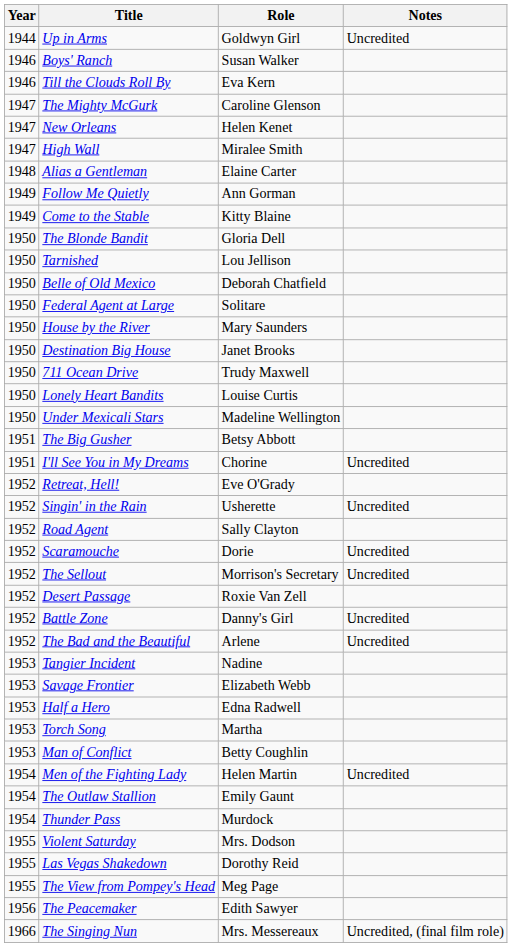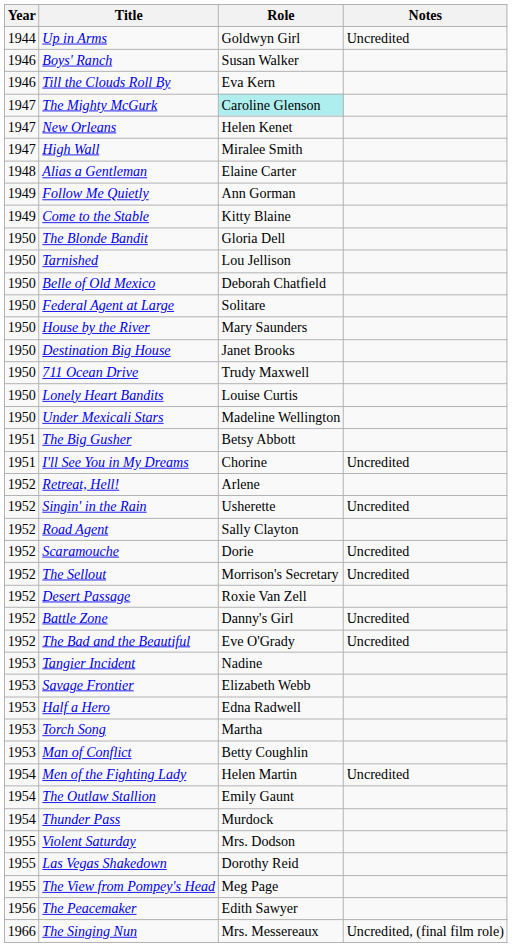(271, 104) no background -> (271, 104) paleturquoise background
(258, 484) Eve O'Grady -> (241, 484) Arlene
(241, 640) Arlene -> (258, 640) Eve O'Grady
